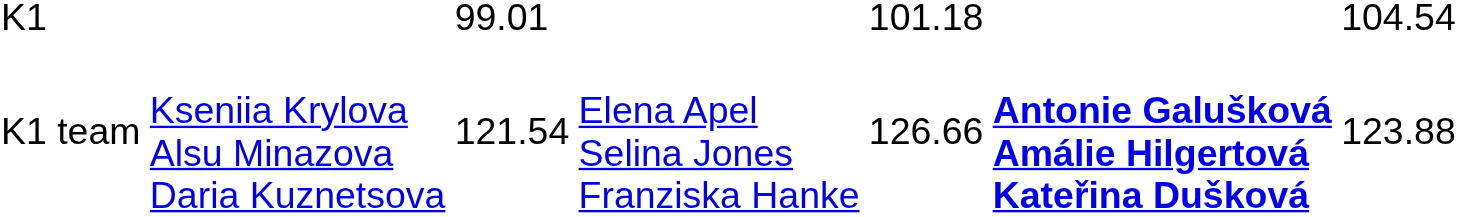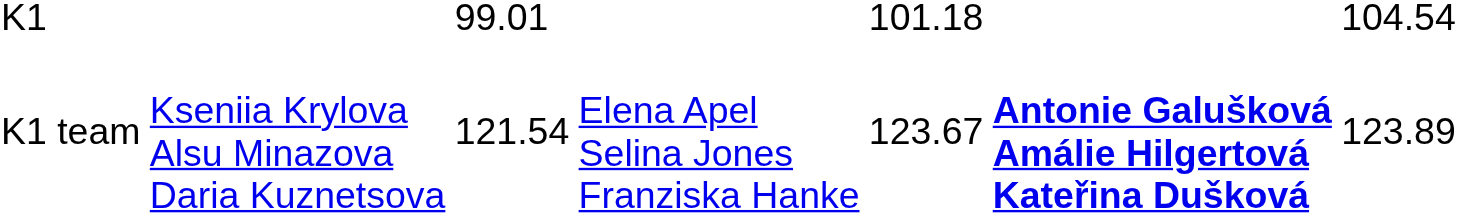(926, 132) 126.66 -> (926, 132) 123.67
(1398, 132) 123.88 -> (1398, 132) 123.89
